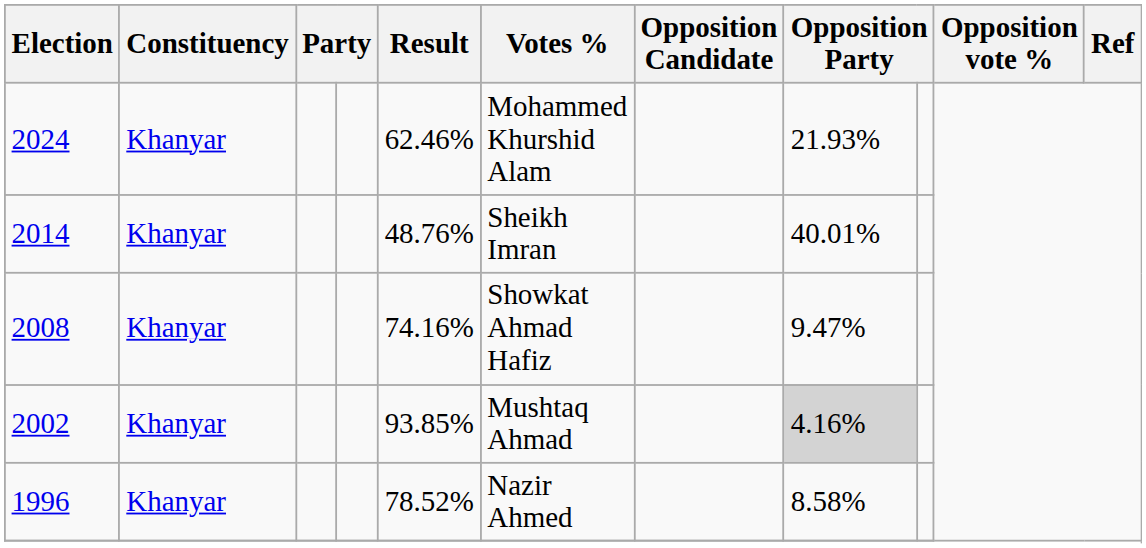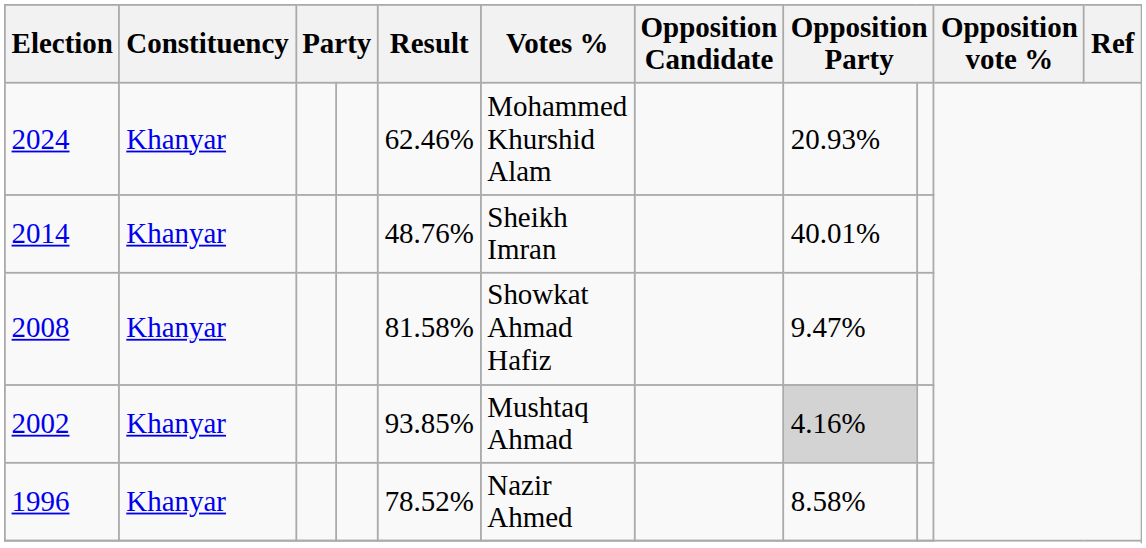(835, 138) 21.93% -> (835, 138) 20.93%
(429, 328) 74.16% -> (429, 328) 81.58%
